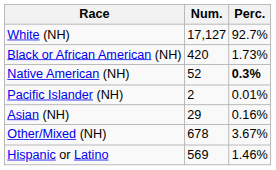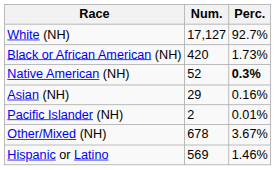rows swapped: (38, 114) <-> (65, 94)
